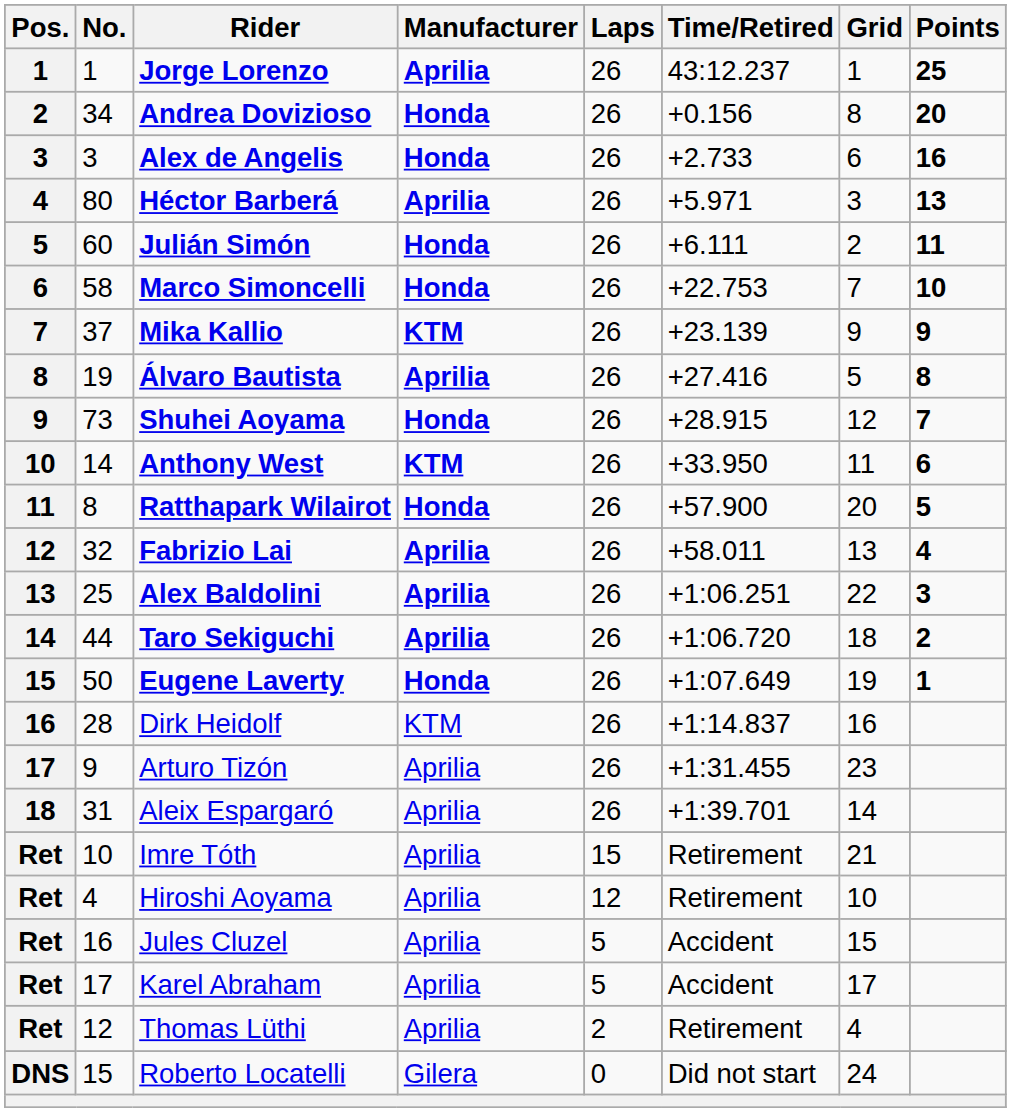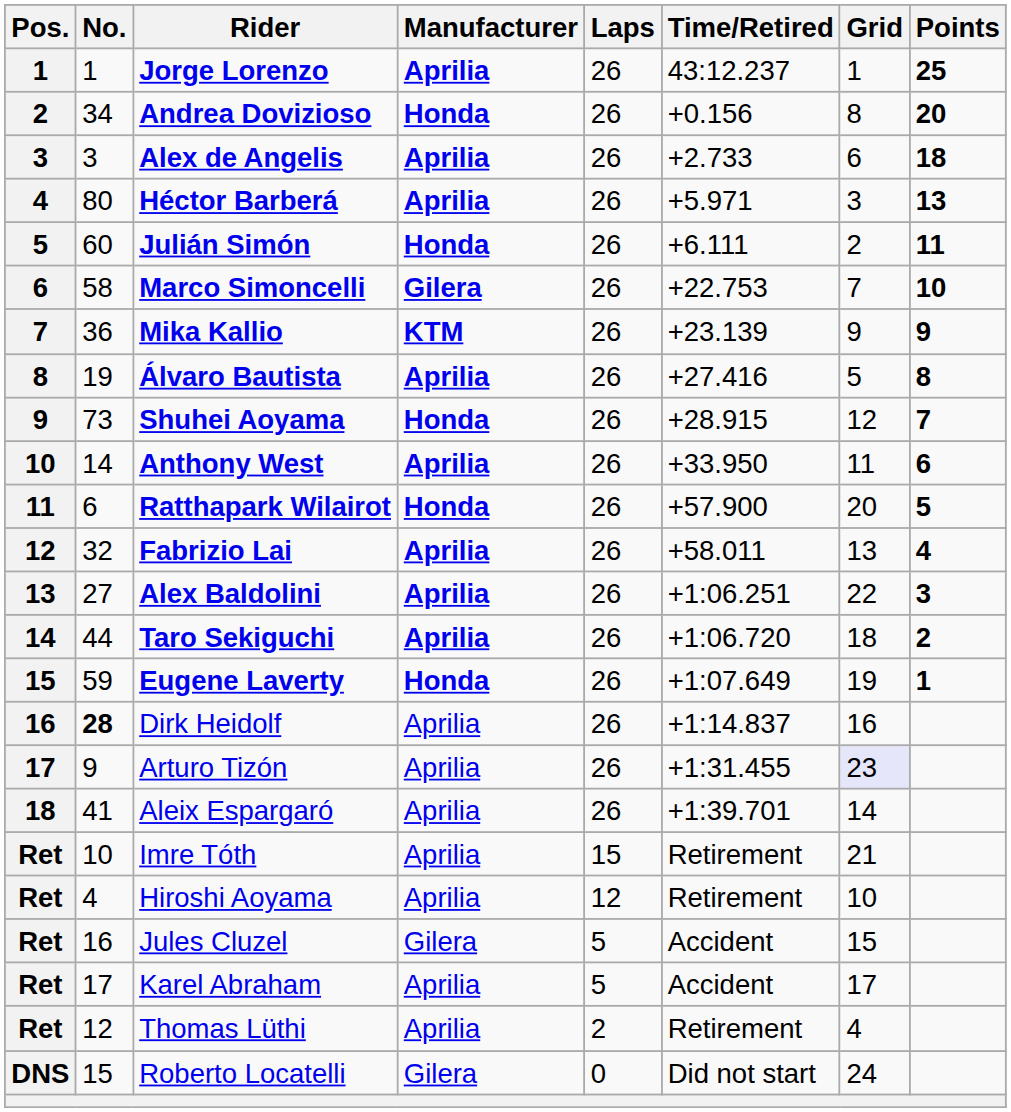(447, 158) Honda -> (447, 158) Aprilia
(931, 158) 16 -> (931, 158) 18
(447, 288) Honda -> (443, 288) Gilera
(97, 332) 37 -> (97, 332) 36
(434, 462) KTM -> (447, 462) Aprilia
(90, 506) 8 -> (90, 506) 6
(97, 593) 25 -> (97, 593) 27
(97, 680) 50 -> (97, 680) 59
(97, 724) normal -> (97, 724) bold
(433, 724) KTM -> (442, 724) Aprilia
(862, 767) no background -> (862, 767) lavender background
(97, 811) 31 -> (97, 811) 41
(442, 941) Aprilia -> (440, 941) Gilera
